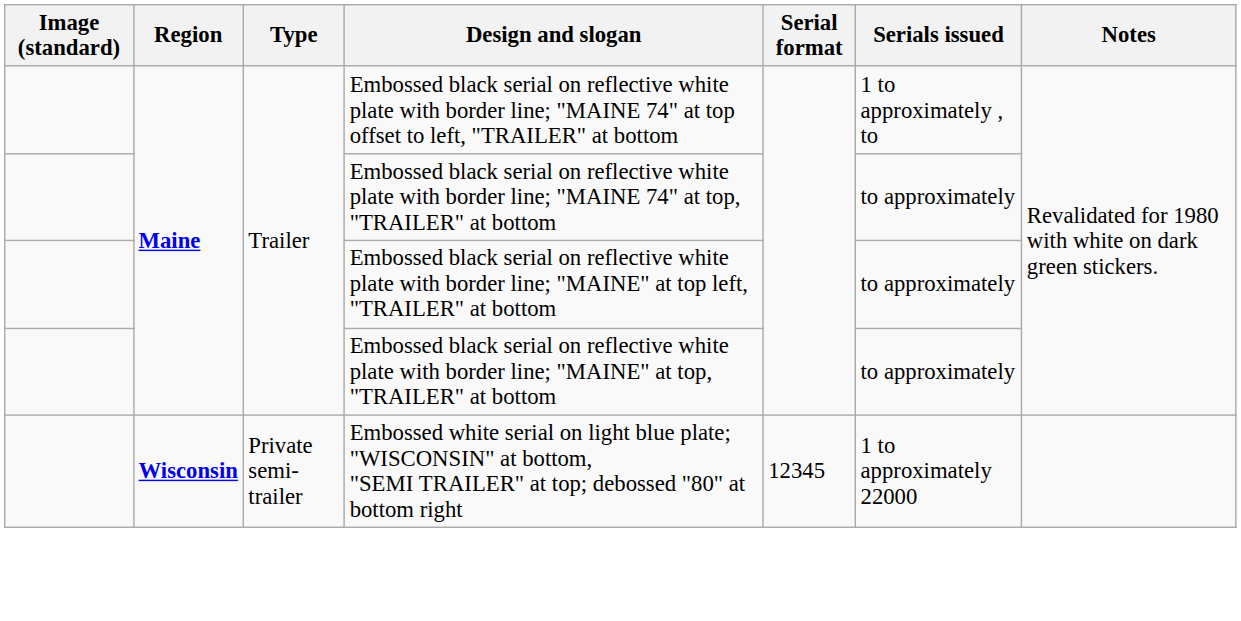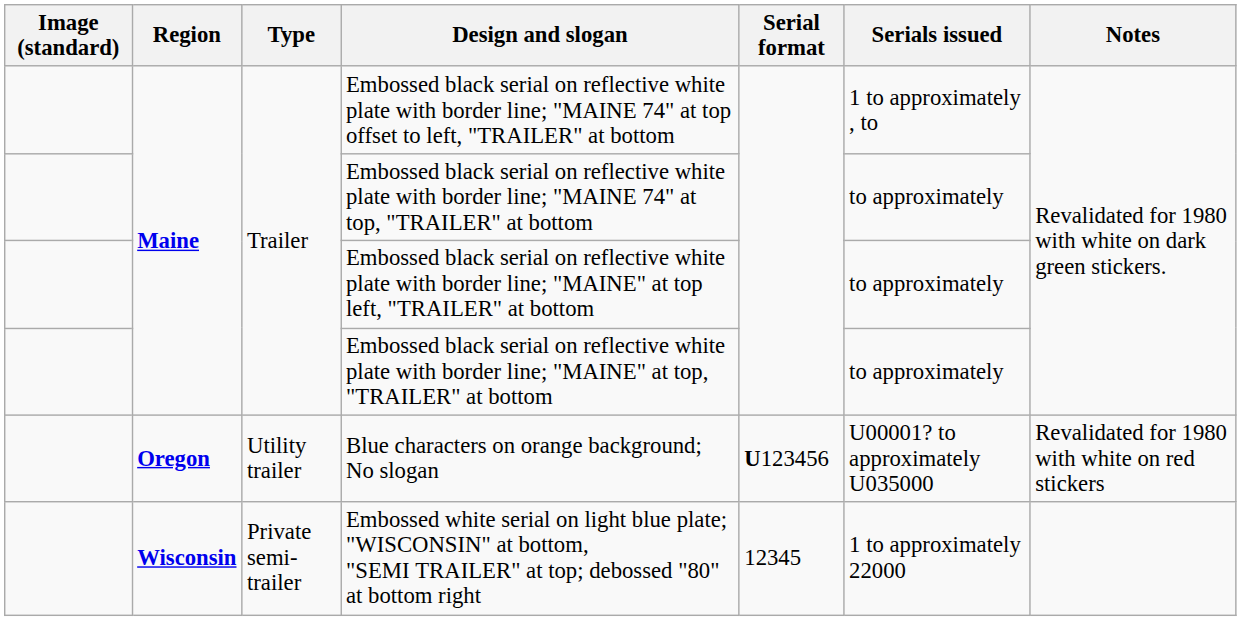+ row: (524, 458)
